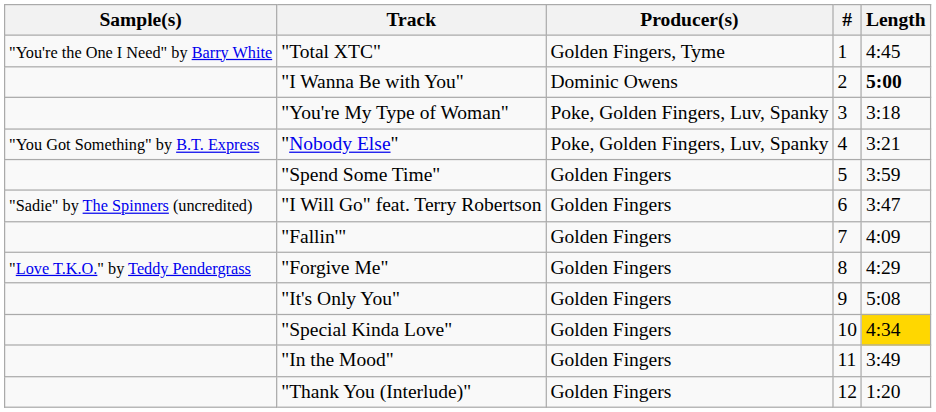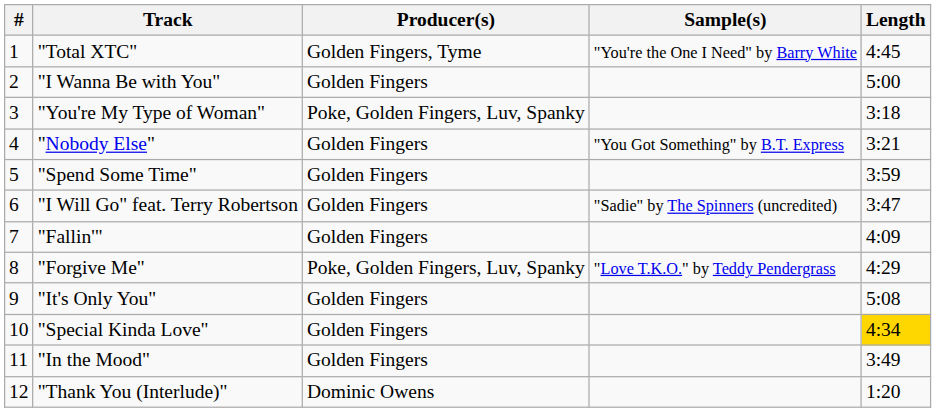columns swapped: (847, 19) <-> (141, 19)
(614, 81) Dominic Owens -> (367, 81) Golden Fingers
(884, 81) bold -> (883, 81) normal
(689, 143) Poke, Golden Fingers, Luv, Spanky -> (367, 143) Golden Fingers
(611, 267) Golden Fingers -> (446, 267) Poke, Golden Fingers, Luv, Spanky
(611, 391) Golden Fingers -> (371, 391) Dominic Owens
